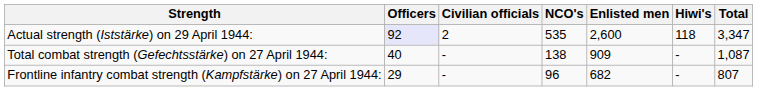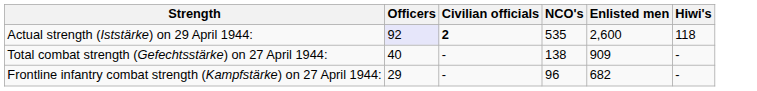- column: (734, 14)
(445, 34) normal -> (445, 34) bold
